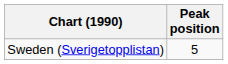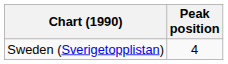(195, 49) 5 -> (195, 49) 4
